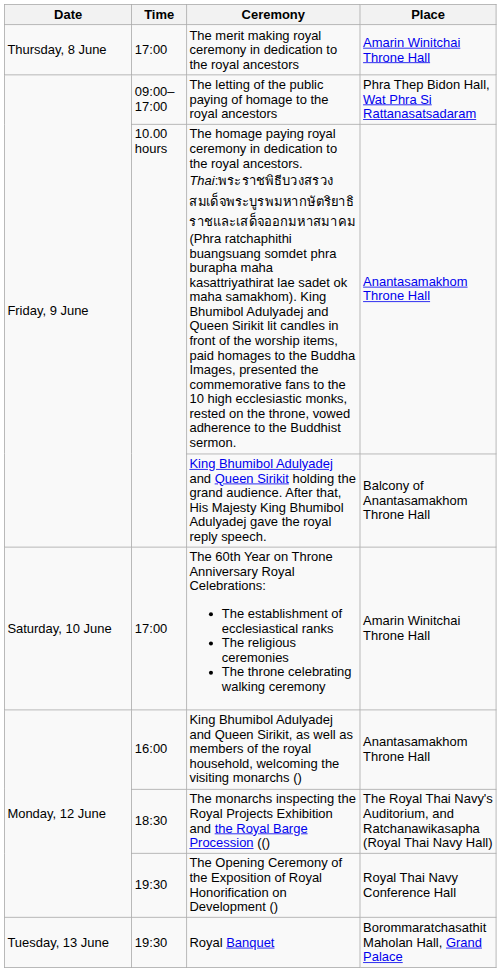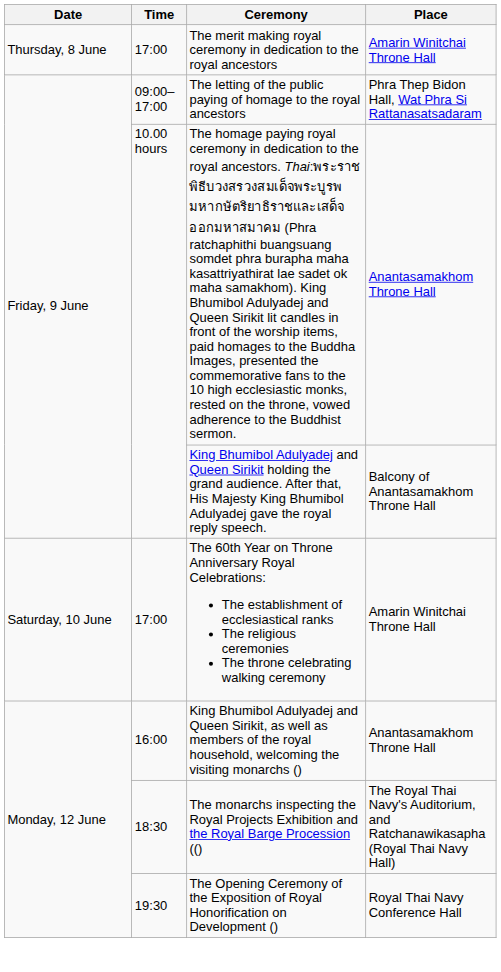- row: (232, 942)
